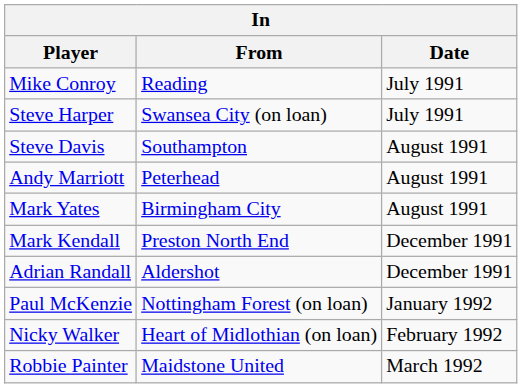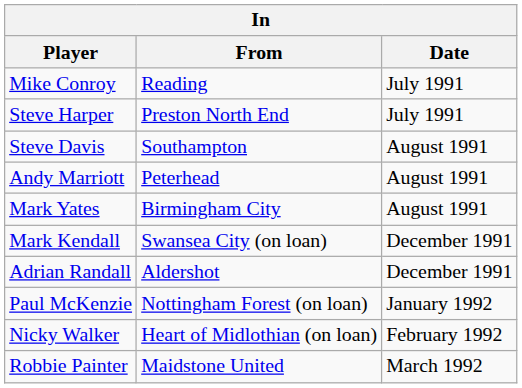(234, 114) Swansea City (on loan) -> (215, 114) Preston North End
(215, 240) Preston North End -> (234, 240) Swansea City (on loan)
